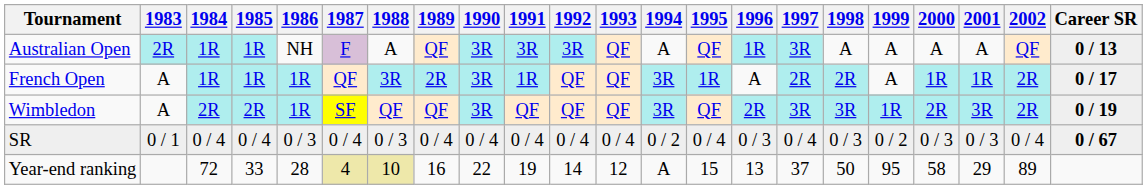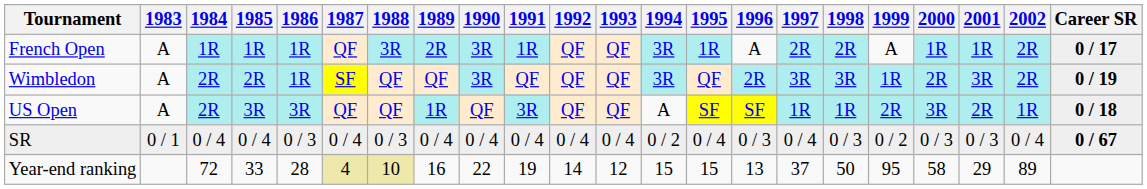- row: (70, 48)
+ row: (43, 108)
(664, 168) A -> (664, 168) 15
